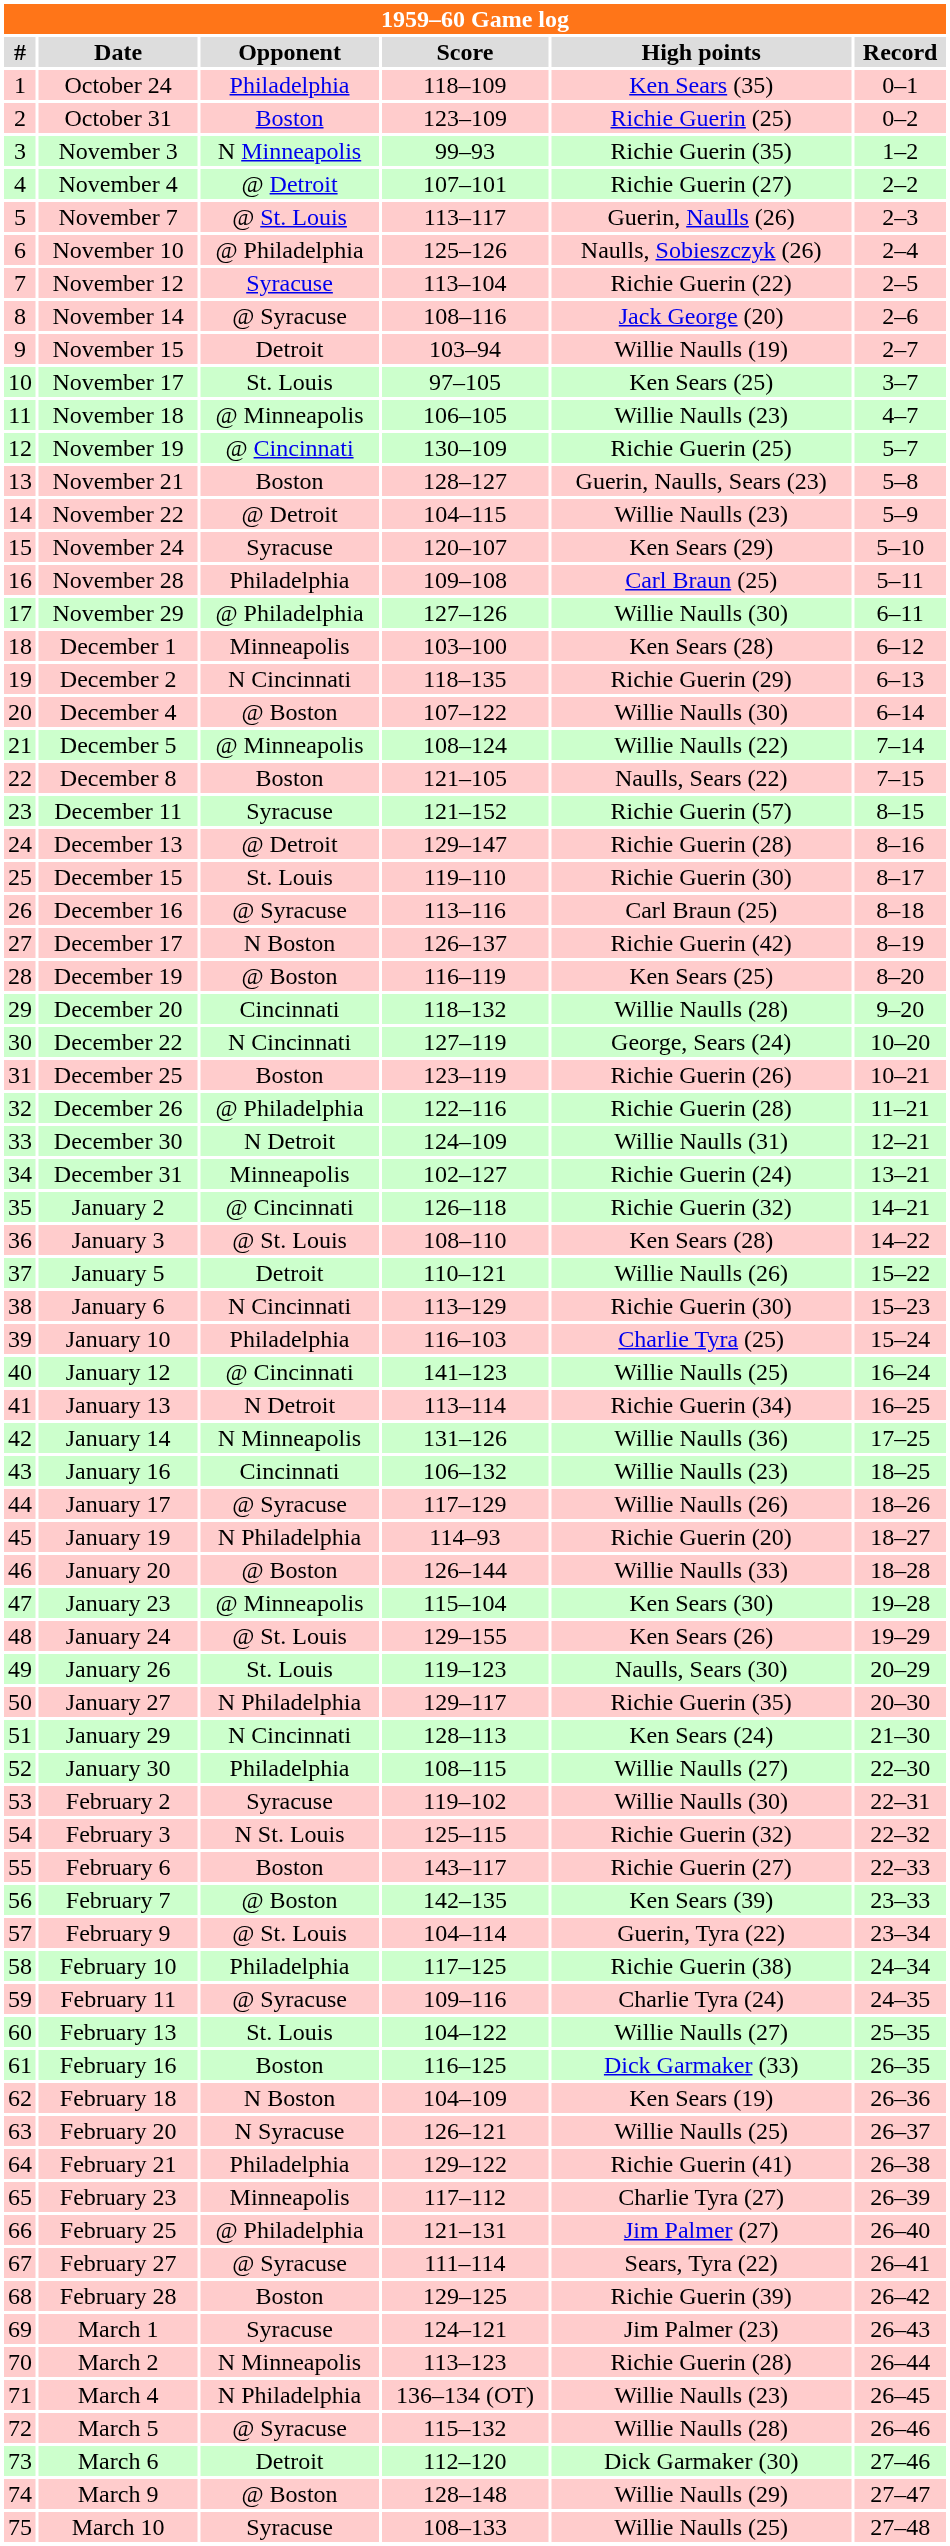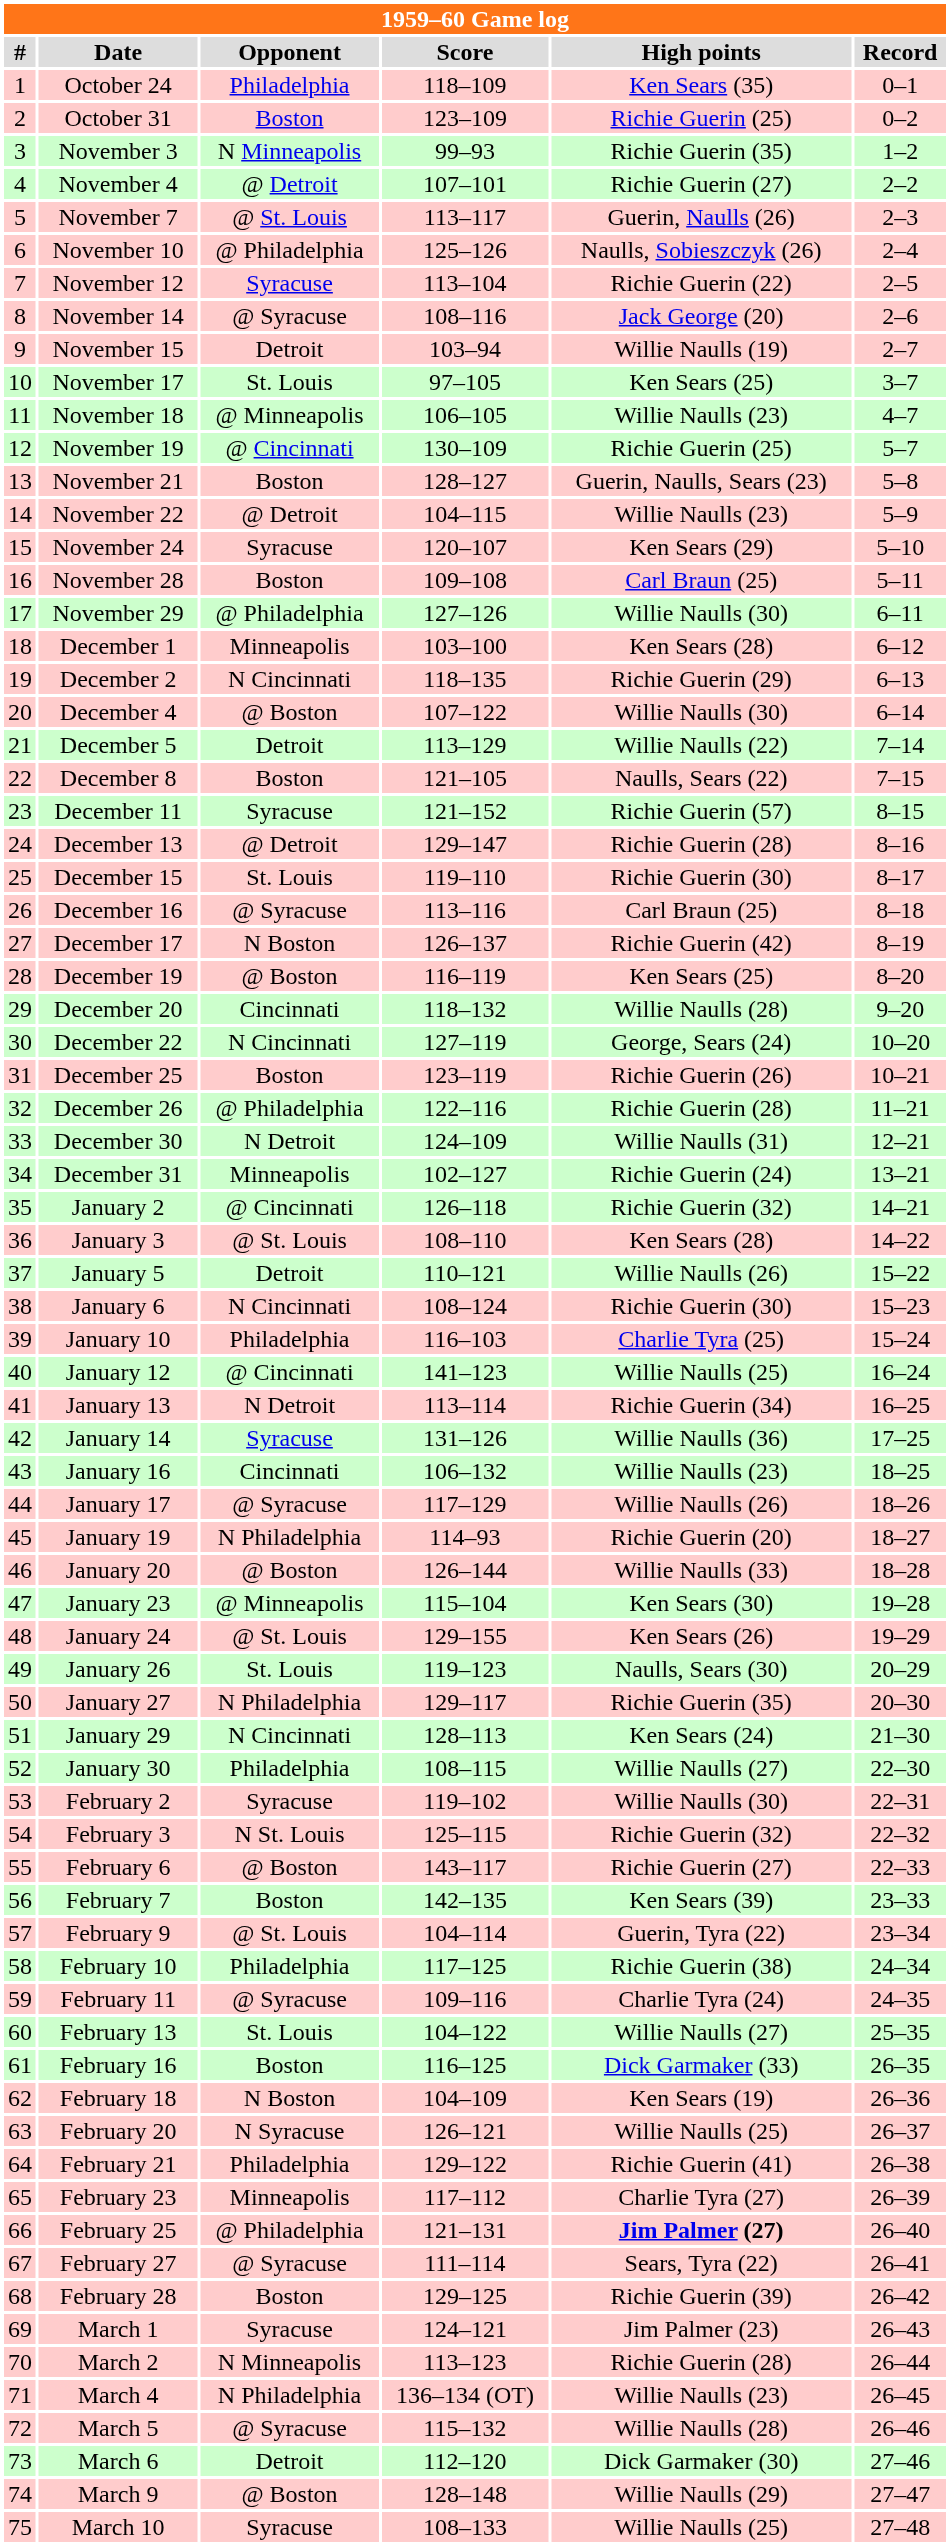(290, 579) Philadelphia -> (290, 579) Boston
(290, 744) @ Minneapolis -> (290, 744) Detroit
(465, 744) 108–124 -> (465, 744) 113–129
(465, 1305) 113–129 -> (465, 1305) 108–124
(290, 1437) N Minneapolis -> (290, 1437) Syracuse
(290, 1866) Boston -> (290, 1866) @ Boston
(290, 1899) @ Boston -> (290, 1899) Boston
(701, 2229) normal -> (701, 2229) bold
